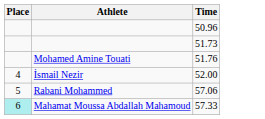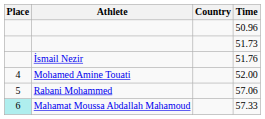+ column: (213, 12)
(82, 59) Mohamed Amine Touati -> (58, 59) İsmail Nezir
(58, 75) İsmail Nezir -> (82, 75) Mohamed Amine Touati
